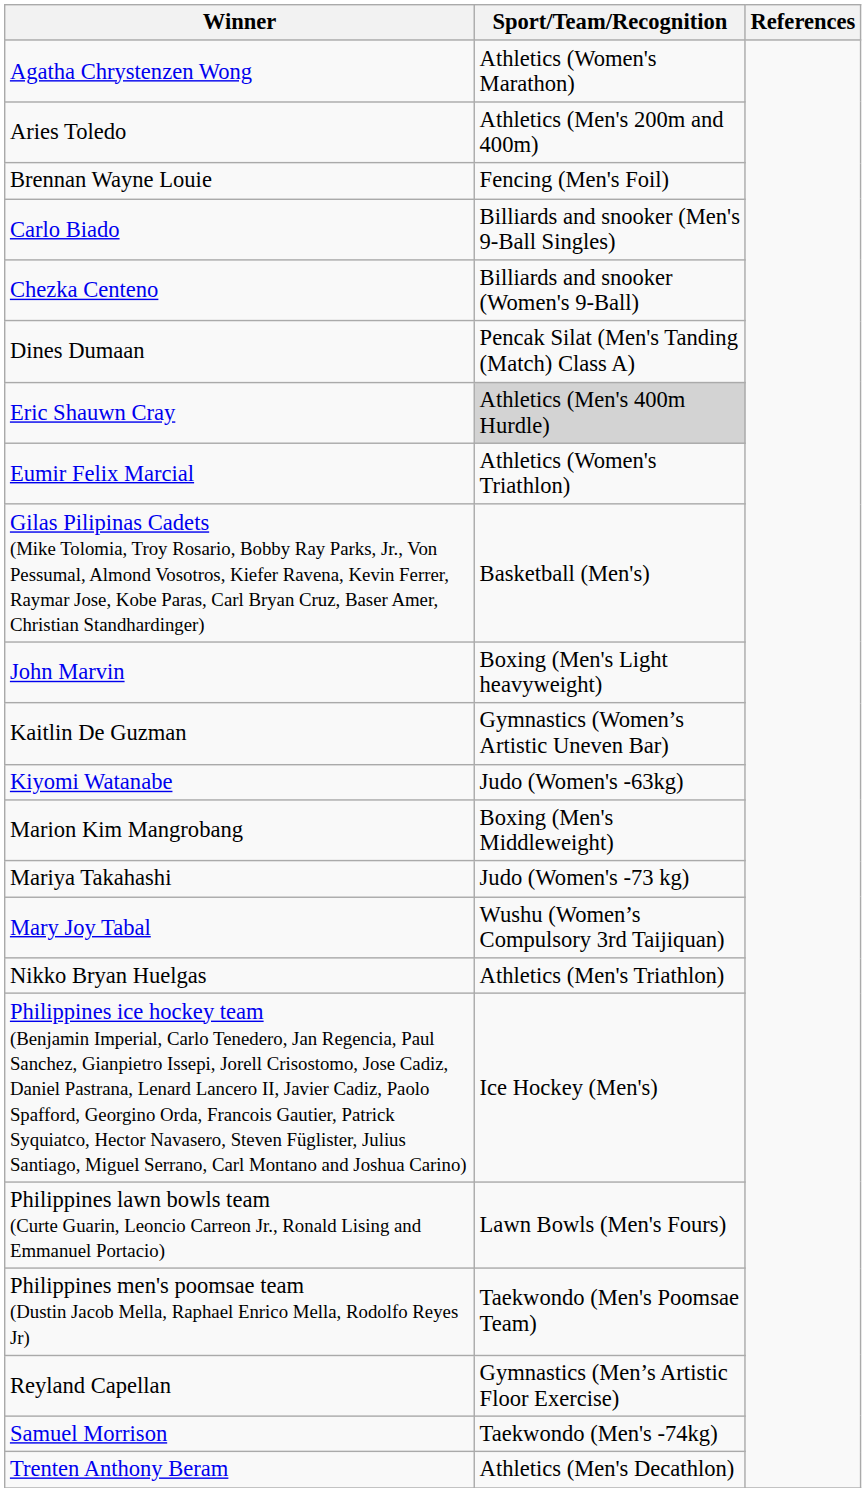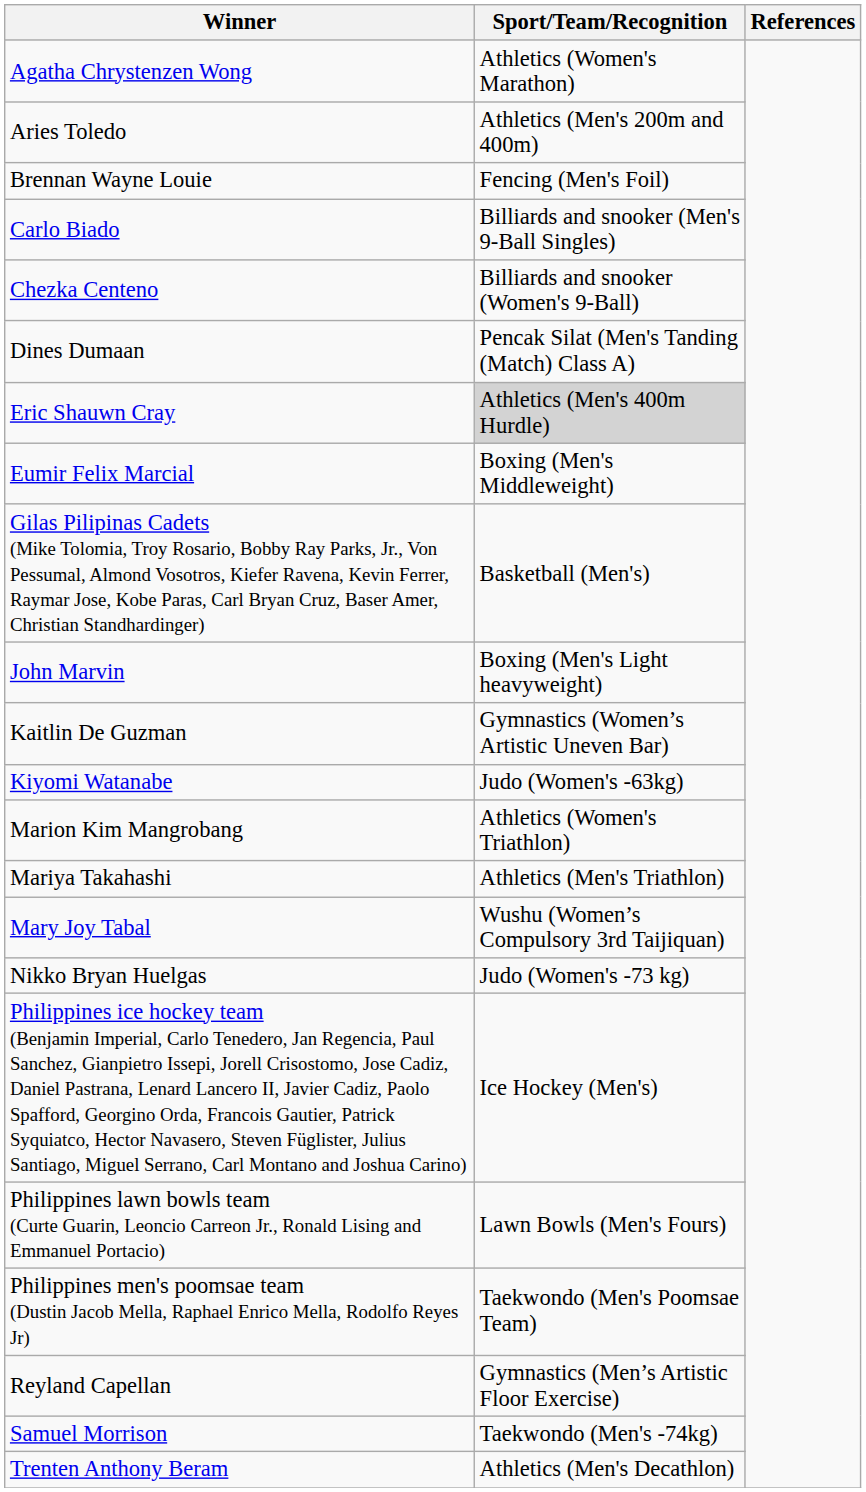(568, 473) Athletics (Women's Triathlon) -> (547, 473) Boxing (Men's Middleweight)
(547, 830) Boxing (Men's Middleweight) -> (568, 830) Athletics (Women's Triathlon)
(584, 878) Judo (Women's -73 kg) -> (602, 878) Athletics (Men's Triathlon)
(602, 975) Athletics (Men's Triathlon) -> (584, 975) Judo (Women's -73 kg)
